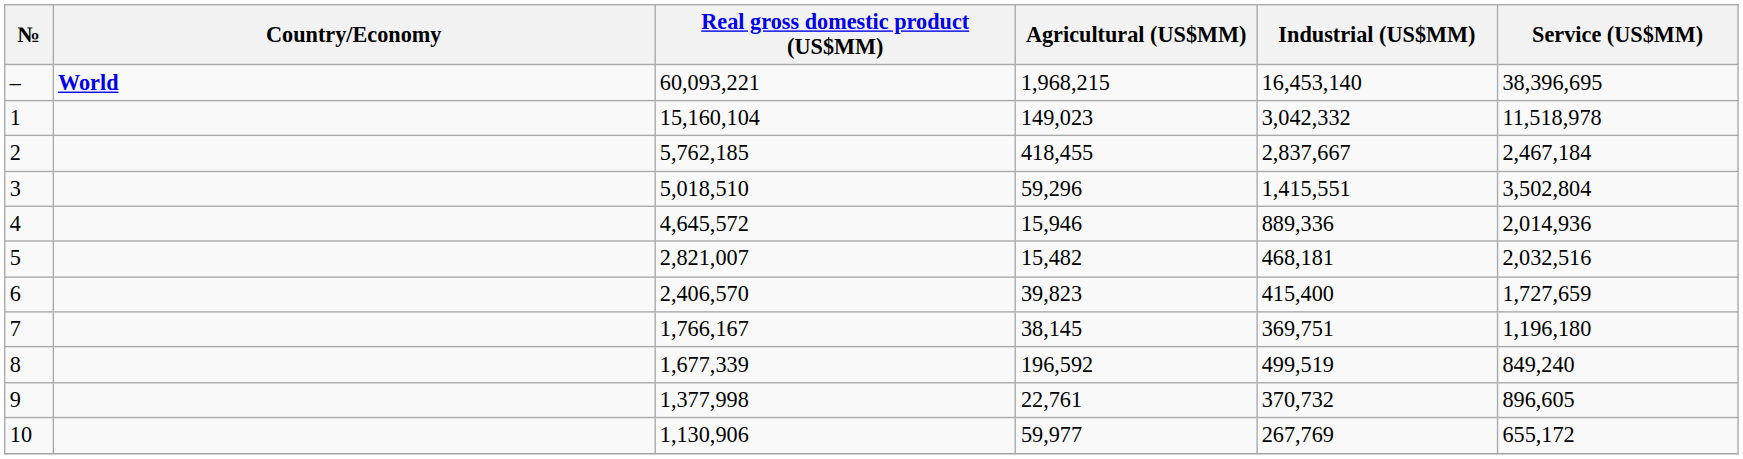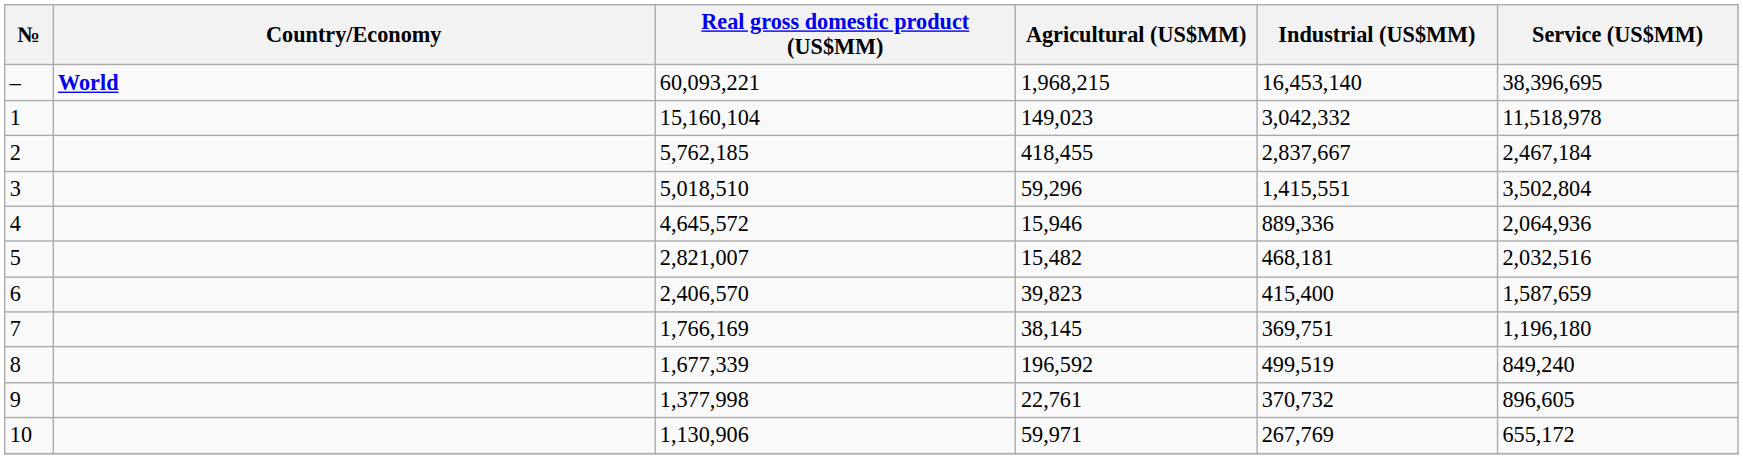(1547, 223) 2,014,936 -> (1547, 223) 2,064,936
(1547, 294) 1,727,659 -> (1547, 294) 1,587,659
(704, 329) 1,766,167 -> (704, 329) 1,766,169
(1052, 435) 59,977 -> (1052, 435) 59,971
